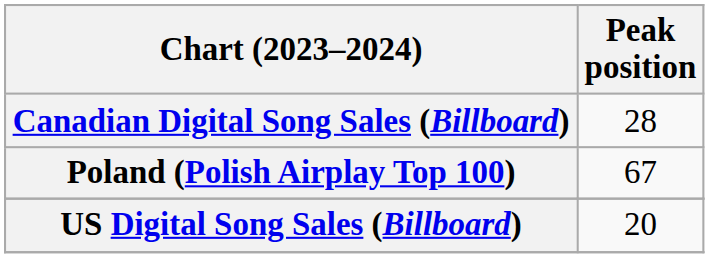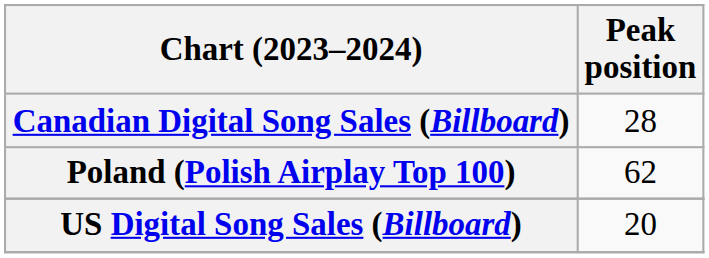(640, 172) 67 -> (640, 172) 62
